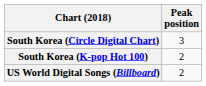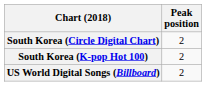(182, 40) 3 -> (182, 40) 2
